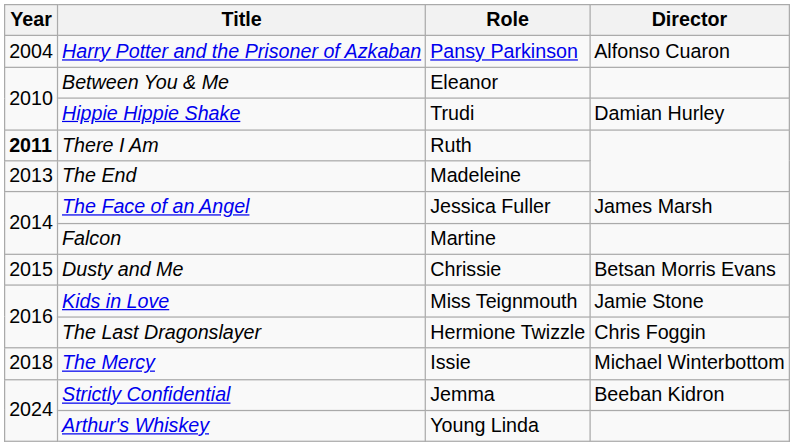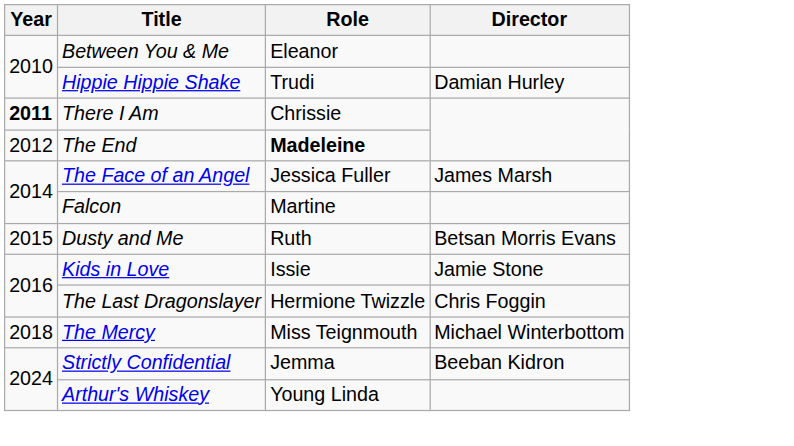- row: (242, 51)
(451, 144) Ruth -> (306, 113) Chrissie
(31, 176) 2013 -> (31, 144) 2012
(476, 176) normal -> (318, 144) bold
(466, 269) Chrissie -> (291, 238) Ruth
(504, 301) Miss Teignmouth -> (290, 269) Issie
(450, 363) Issie -> (344, 332) Miss Teignmouth
